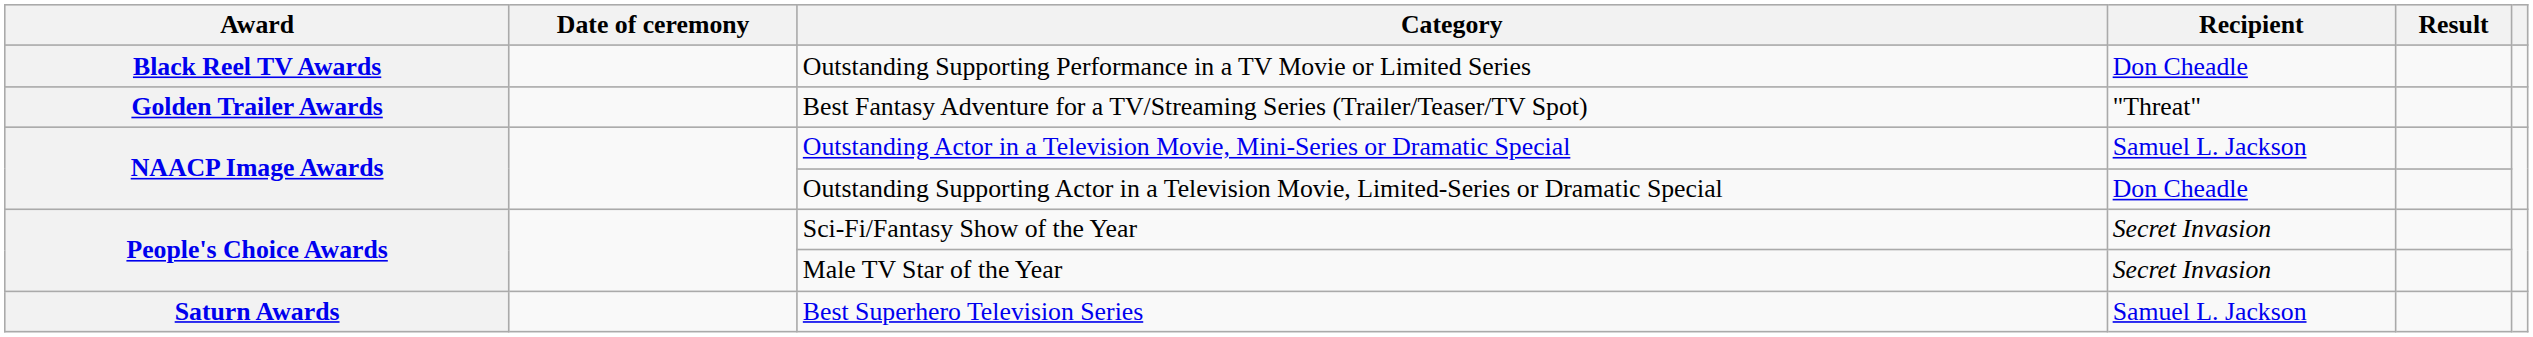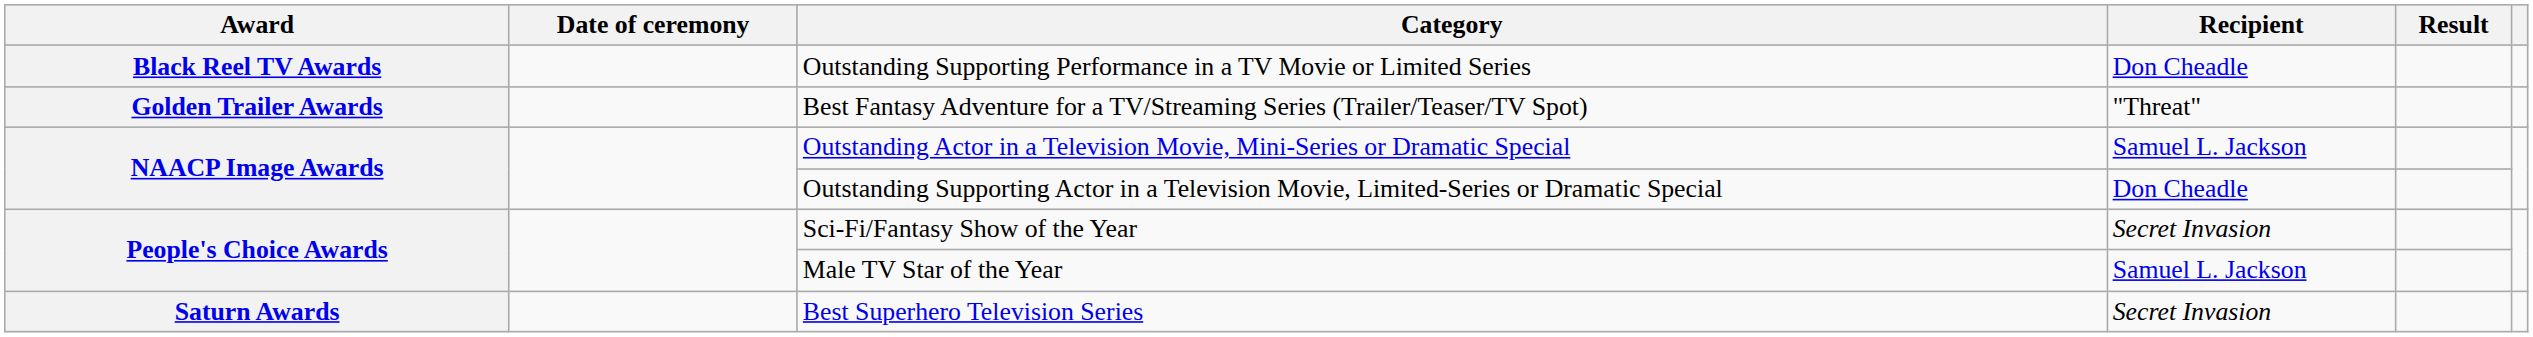(2192, 270) Secret Invasion -> (2210, 270) Samuel L. Jackson
(2210, 310) Samuel L. Jackson -> (2192, 310) Secret Invasion
